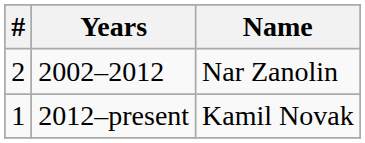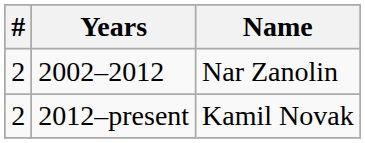(18, 115) 1 -> (18, 115) 2
